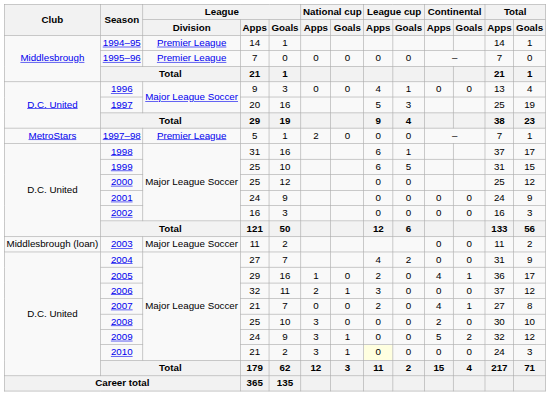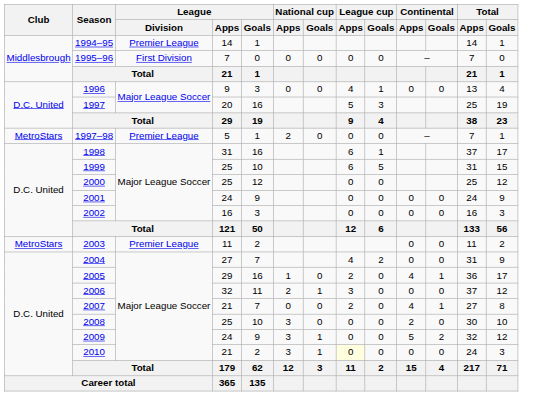(192, 58) Premier League -> (164, 58) First Division
(52, 244) Middlesbrough (loan) -> (39, 244) MetroStars
(192, 244) Major League Soccer -> (164, 244) Premier League
